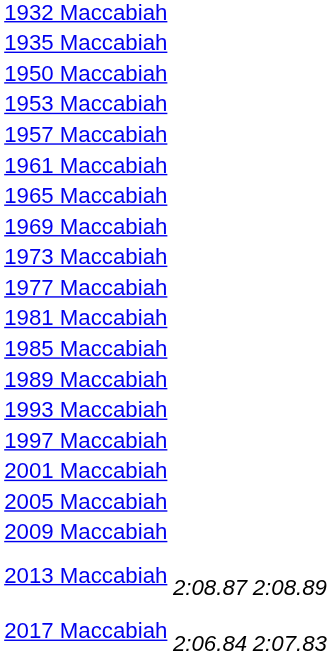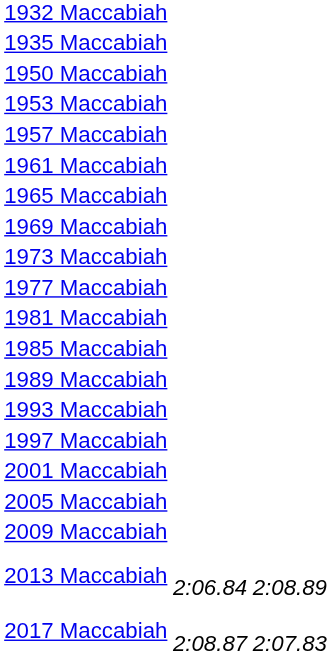(210, 587) 2:08.87 -> (210, 587) 2:06.84
(210, 643) 2:06.84 -> (210, 643) 2:08.87
